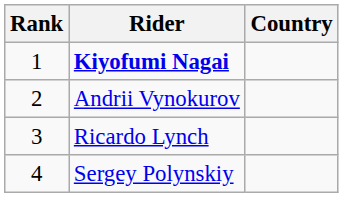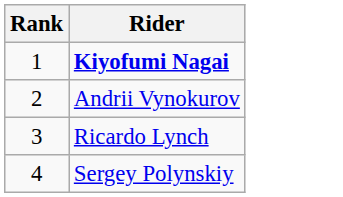- column: (292, 23)
